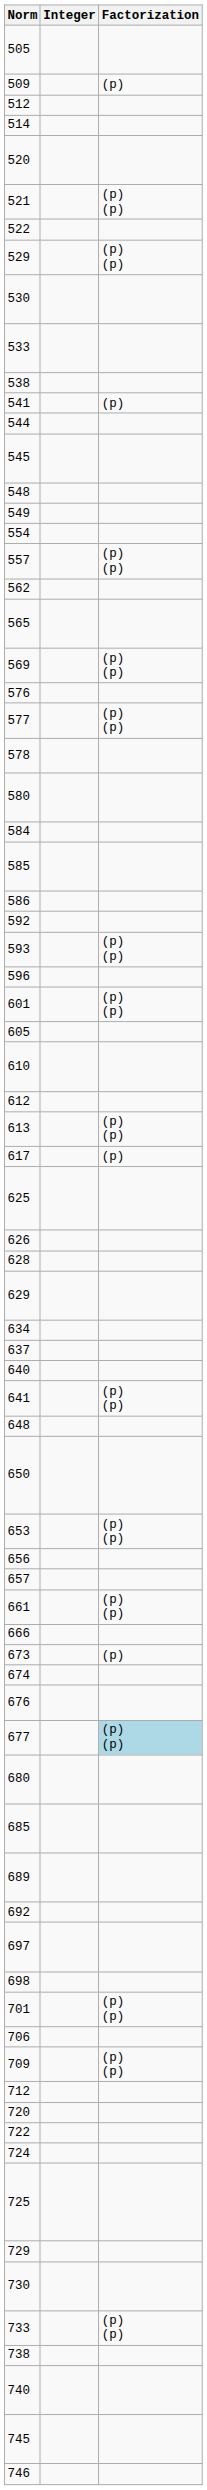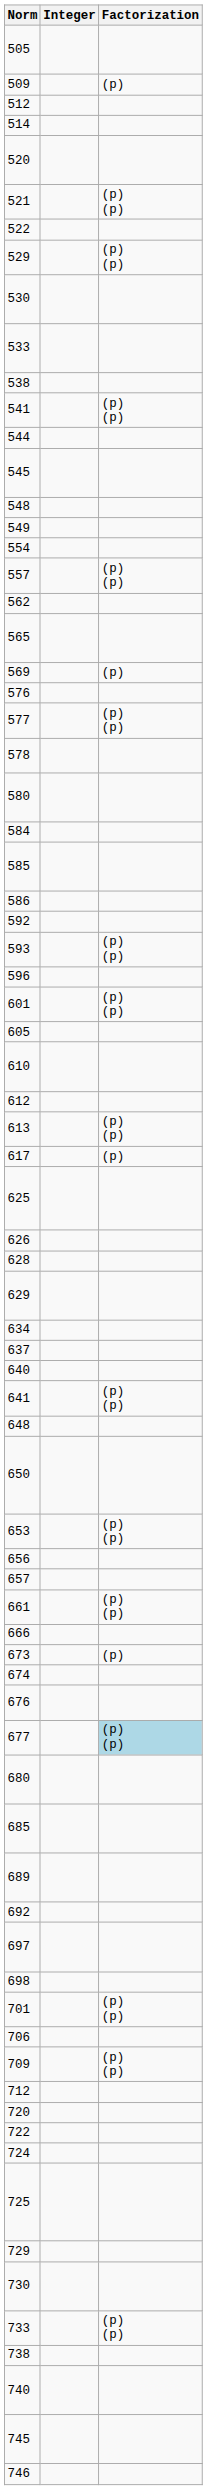(113, 403) (p) -> (113, 410) (p) (p)
(113, 665) (p) (p) -> (113, 673) (p)
